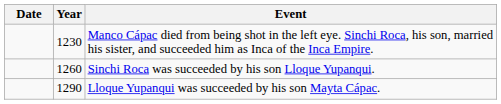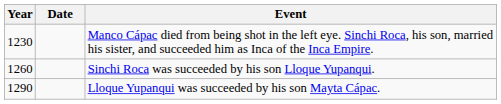columns swapped: (69, 14) <-> (29, 14)
